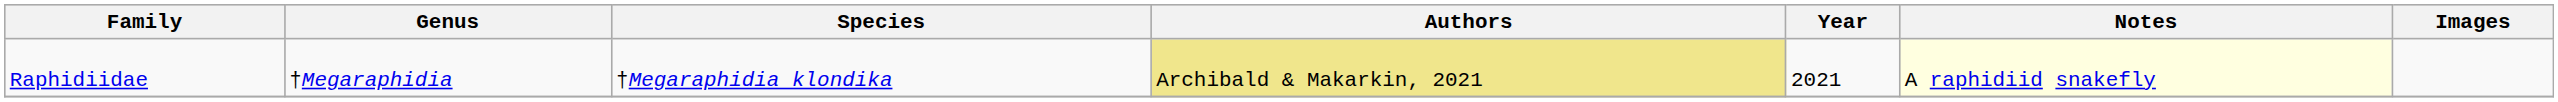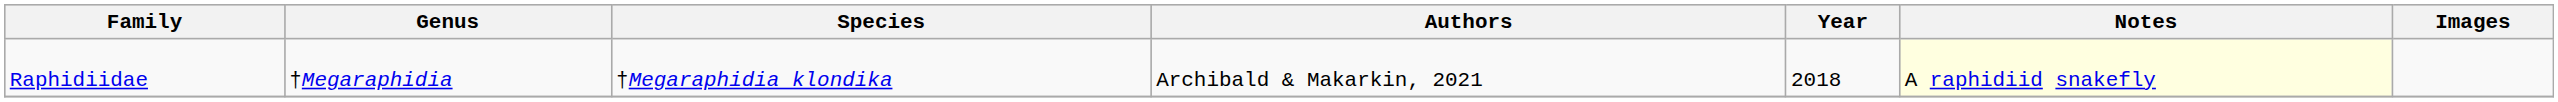(1319, 80) khaki background -> (1319, 80) no background
(1816, 80) 2021 -> (1816, 80) 2018
